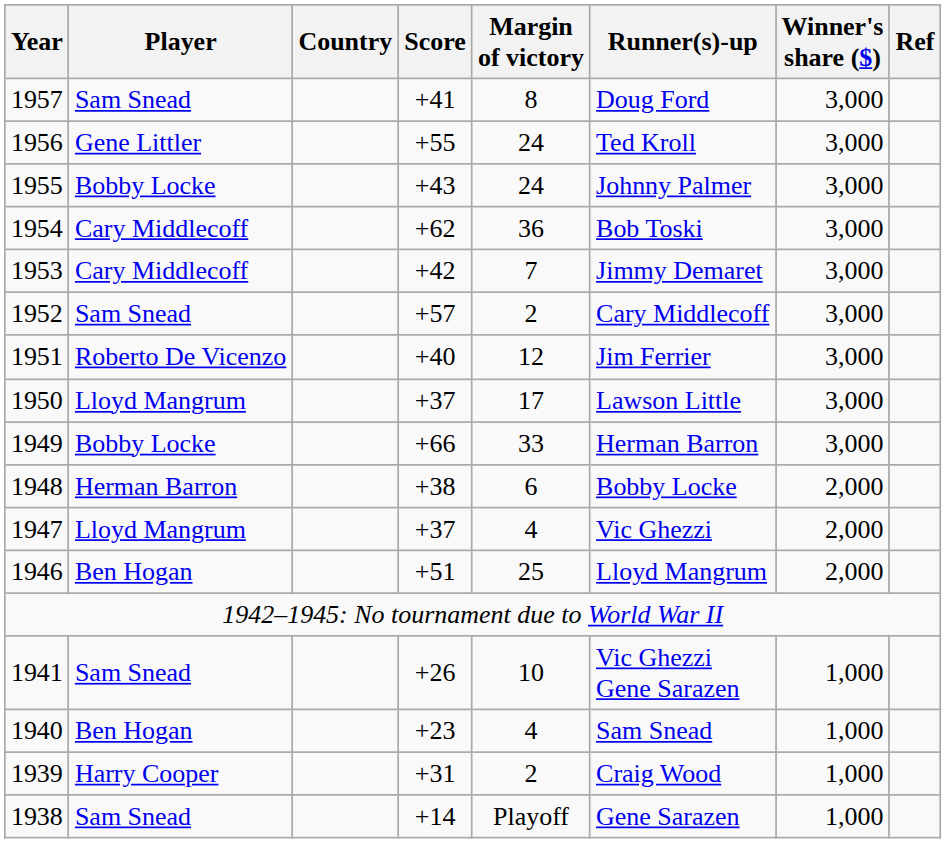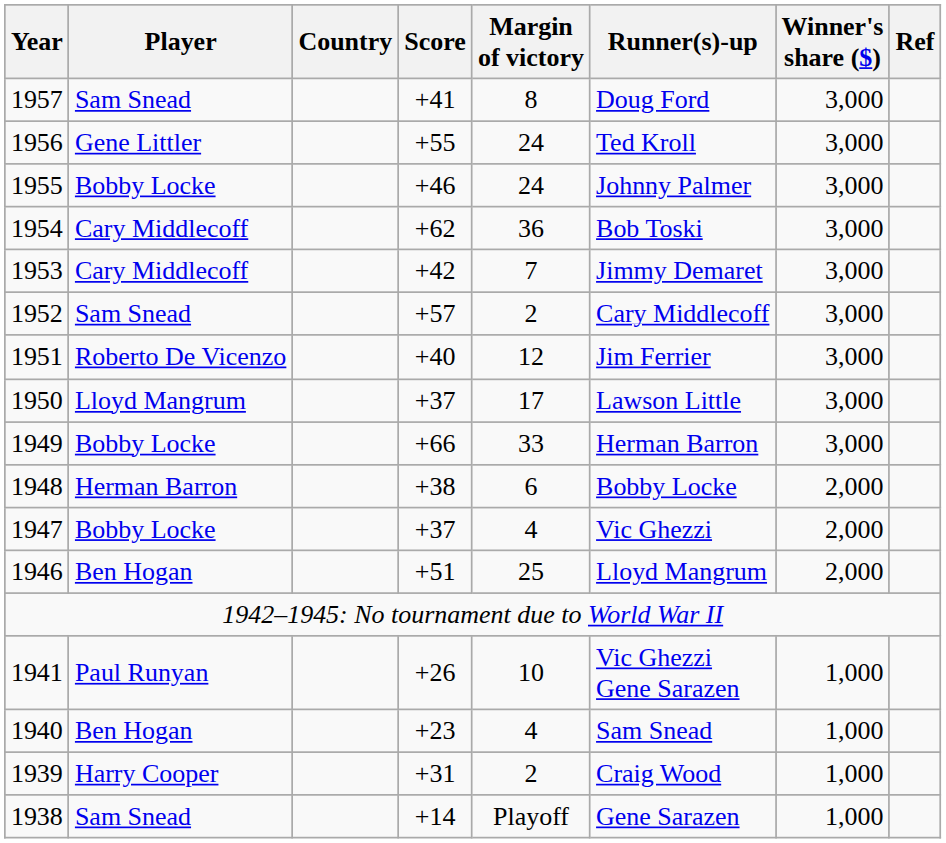(435, 185) +43 -> (435, 185) +46
(160, 528) Lloyd Mangrum -> (145, 528) Bobby Locke
(133, 672) Sam Snead -> (142, 672) Paul Runyan
